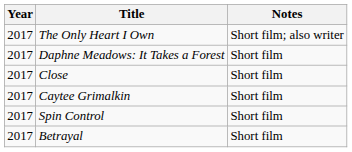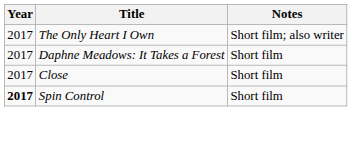- row: (85, 95)
(20, 116) normal -> (20, 95) bold
- row: (61, 136)
